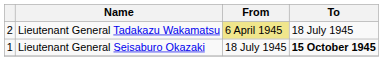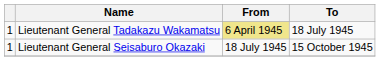(10, 30) 2 -> (10, 30) 1
(334, 47) bold -> (332, 47) normal
